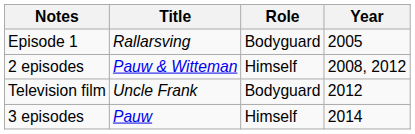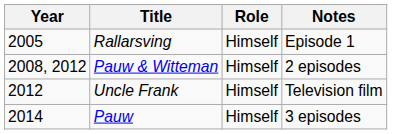columns swapped: (367, 16) <-> (57, 16)
(283, 41) Bodyguard -> (252, 41) Himself
(283, 91) Bodyguard -> (252, 91) Himself
